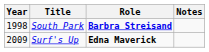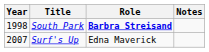(17, 40) 2009 -> (17, 40) 2007
(122, 40) bold -> (122, 40) normal
